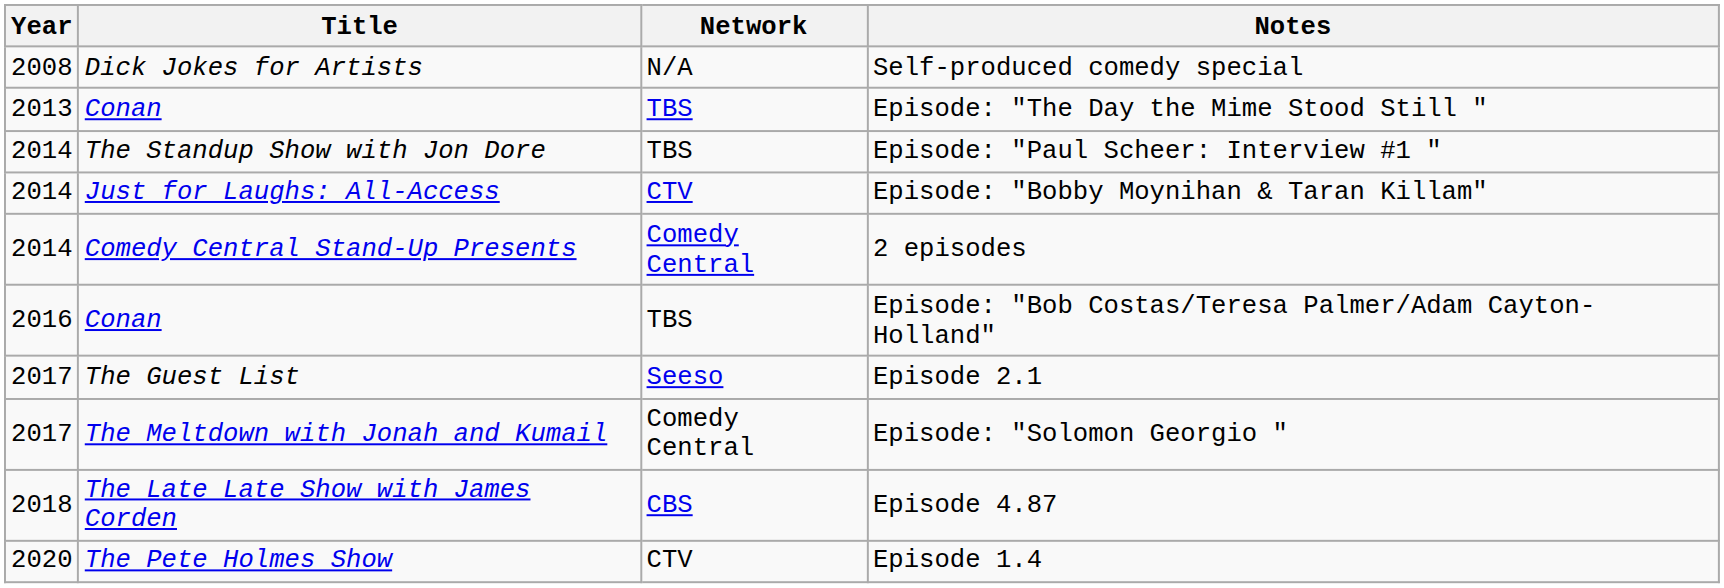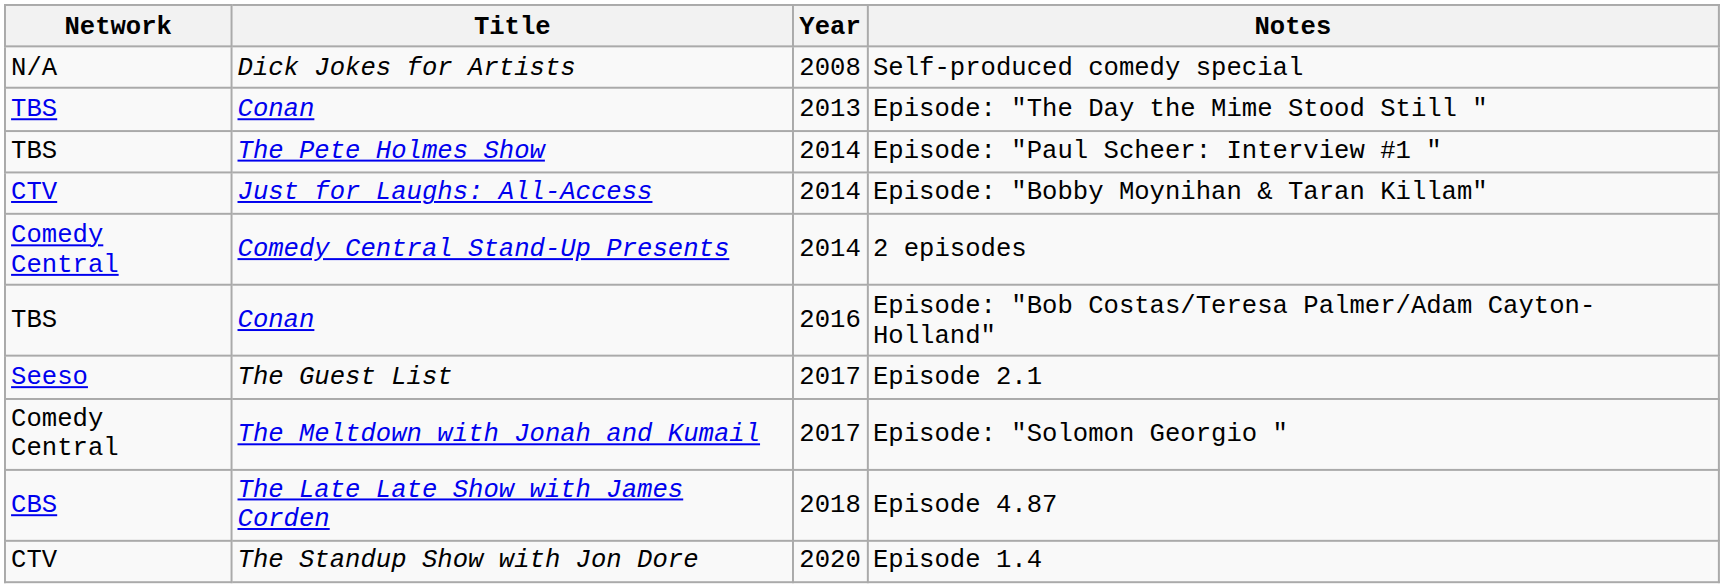columns swapped: (42, 26) <-> (754, 26)
(315, 151) The Standup Show with Jon Dore -> (391, 151) The Pete Holmes Show
(238, 561) The Pete Holmes Show -> (468, 561) The Standup Show with Jon Dore
